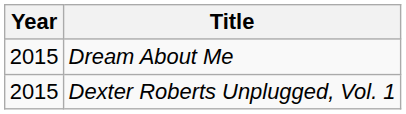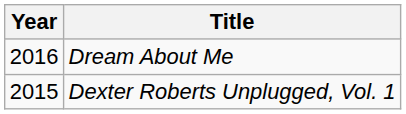(34, 56) 2015 -> (34, 56) 2016
